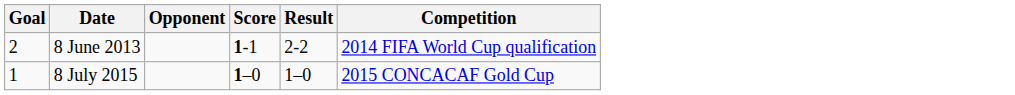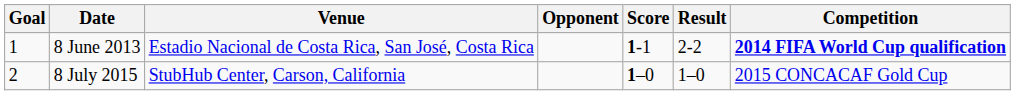+ column: (341, 18)
(13, 47) 2 -> (13, 47) 1
(469, 47) normal -> (870, 47) bold
(13, 75) 1 -> (13, 75) 2
